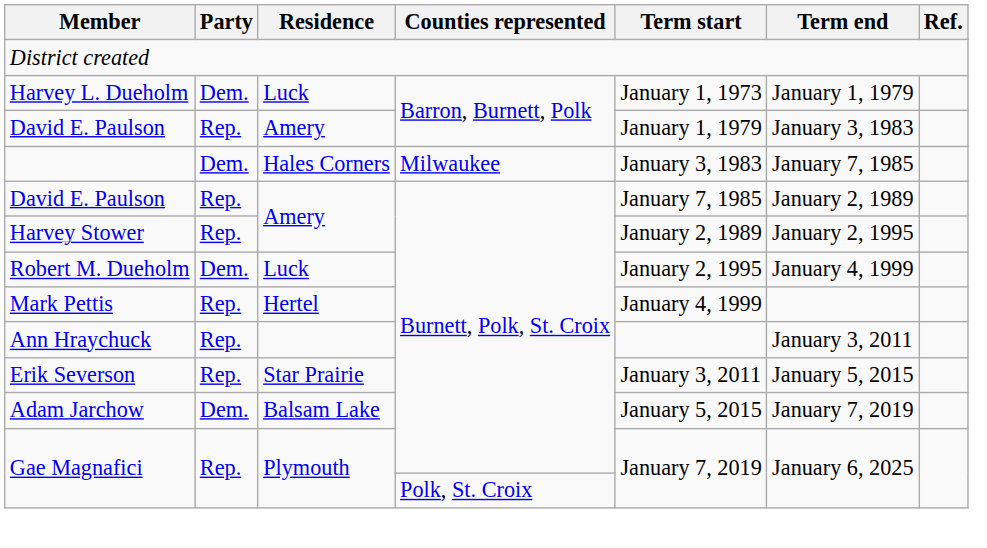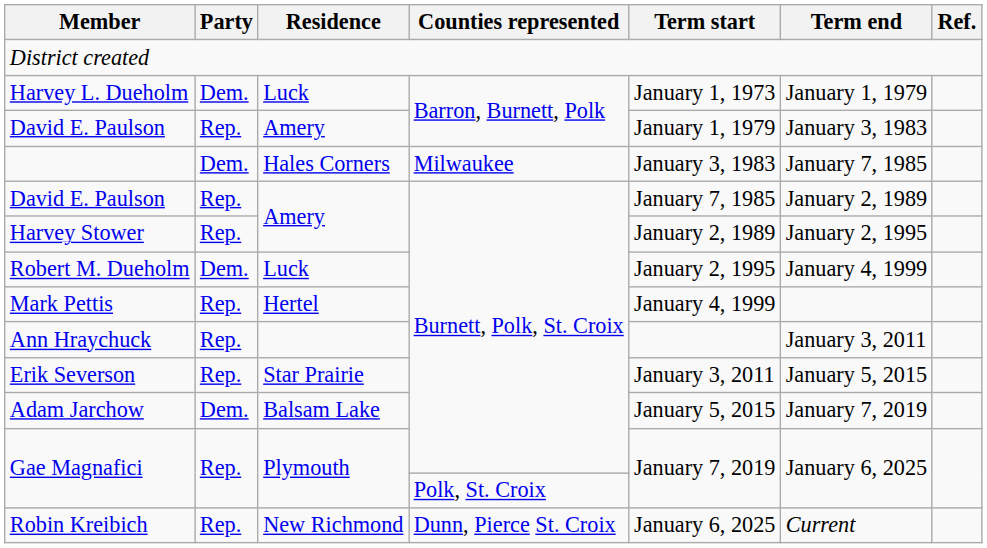+ row: (79, 525)
